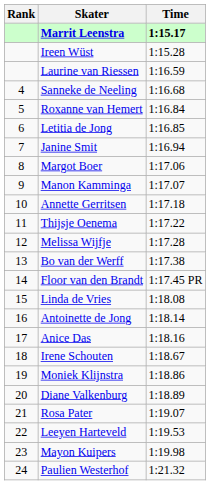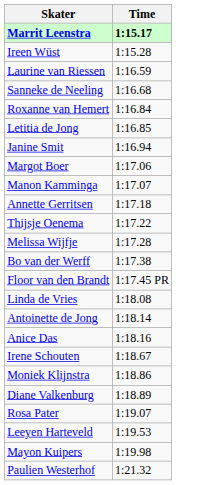- column: (21, 14)
